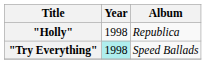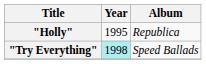(116, 31) 1998 -> (116, 31) 1995
